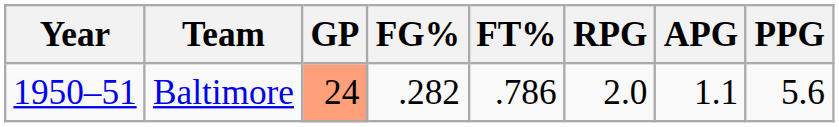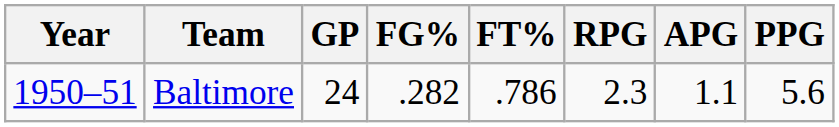(342, 91) lightsalmon background -> (342, 91) no background
(625, 91) 2.0 -> (625, 91) 2.3
